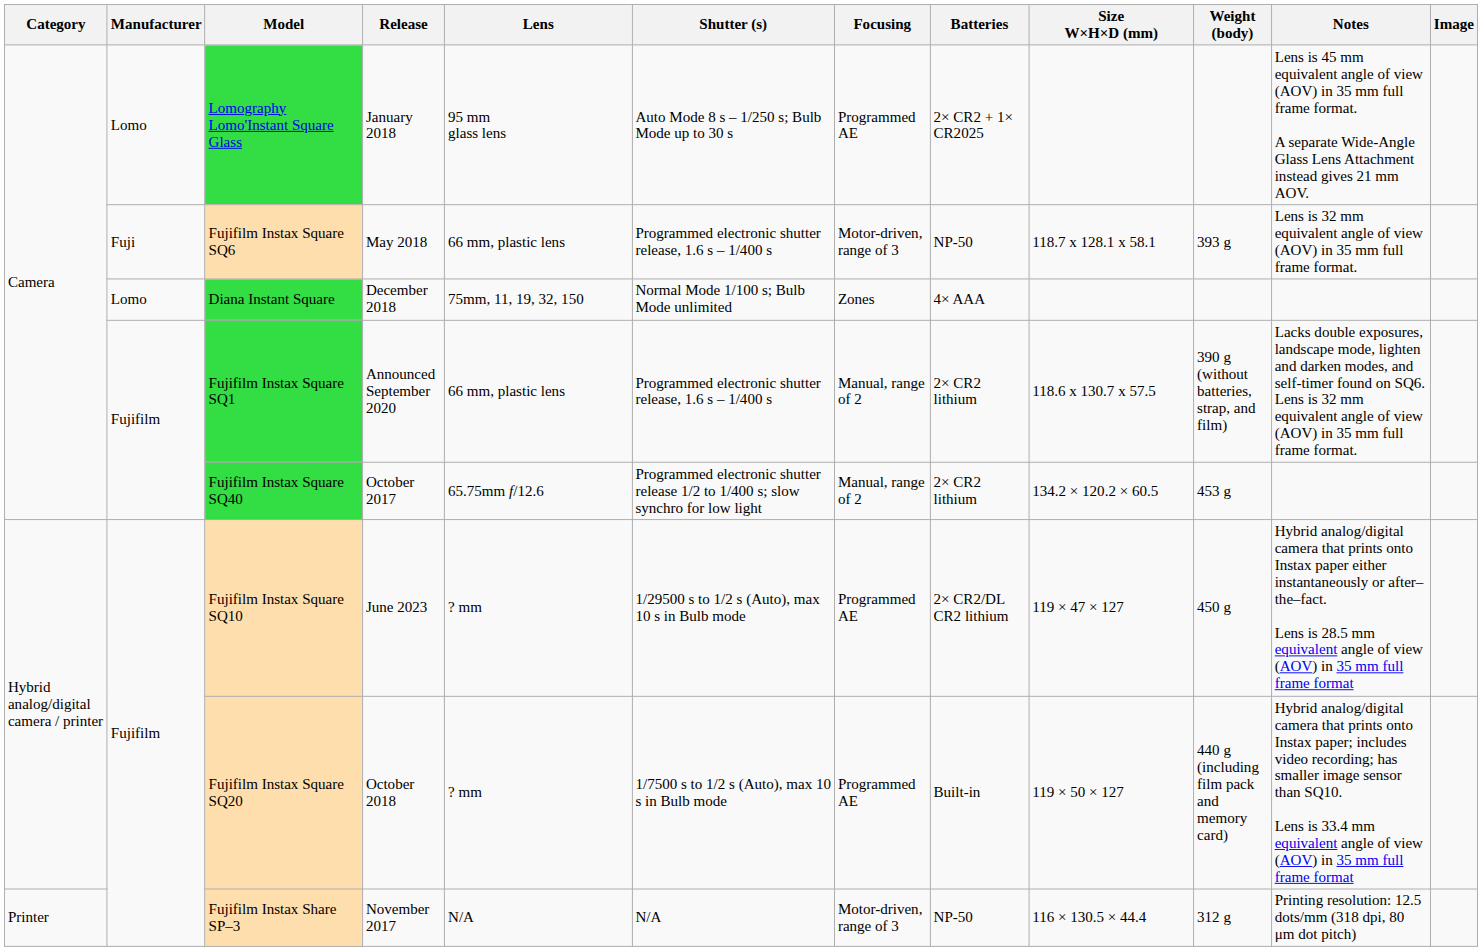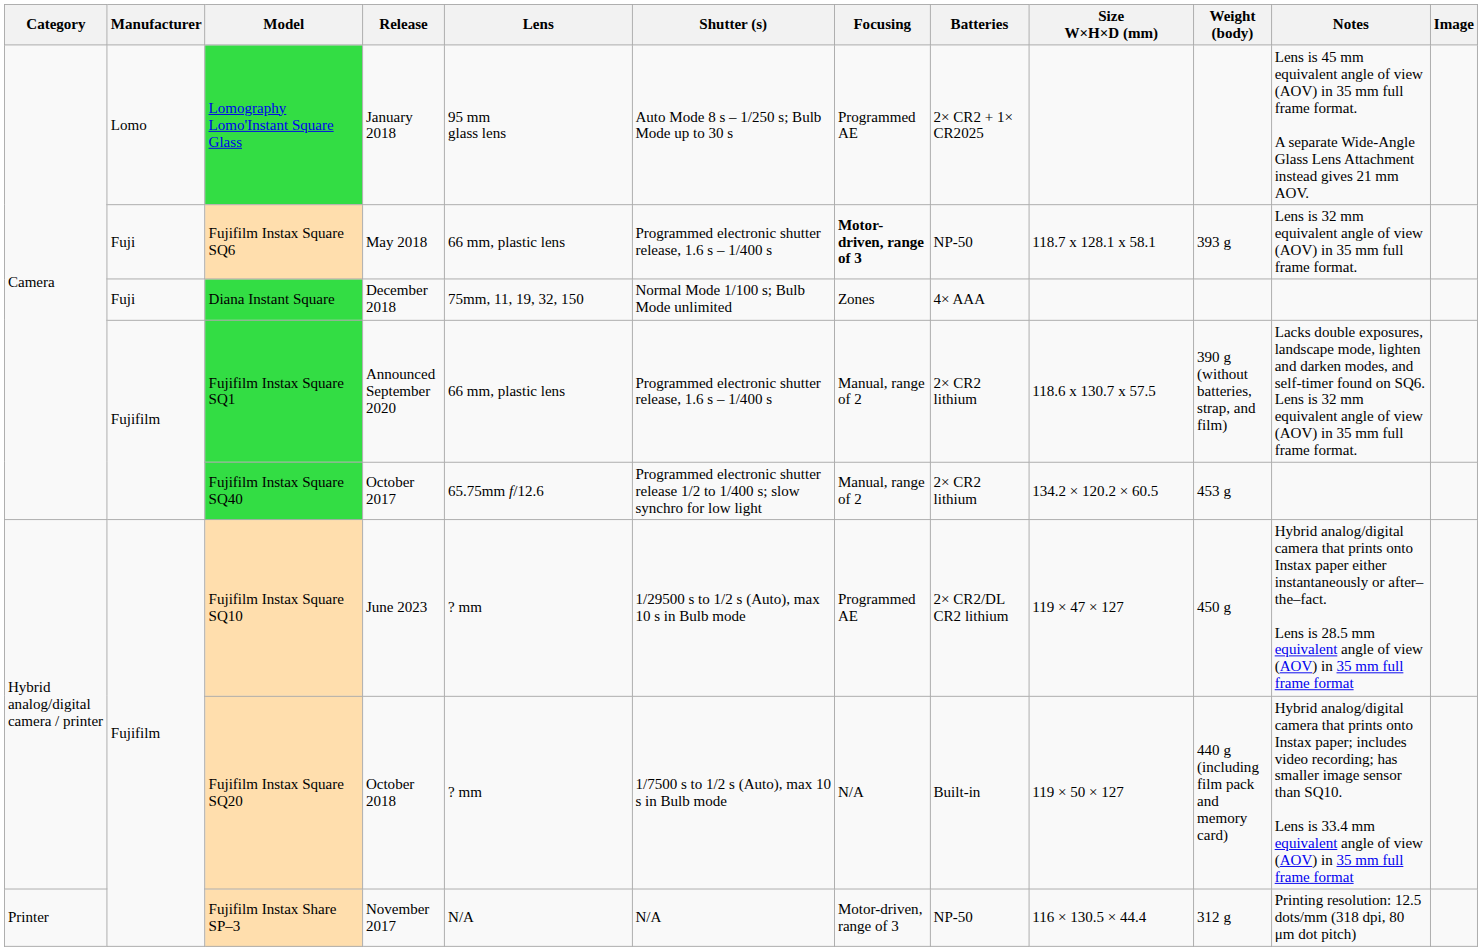(880, 241) normal -> (881, 241) bold
(129, 299) Lomo -> (123, 299) Fuji
(877, 792) Programmed AE -> (851, 792) N/A
